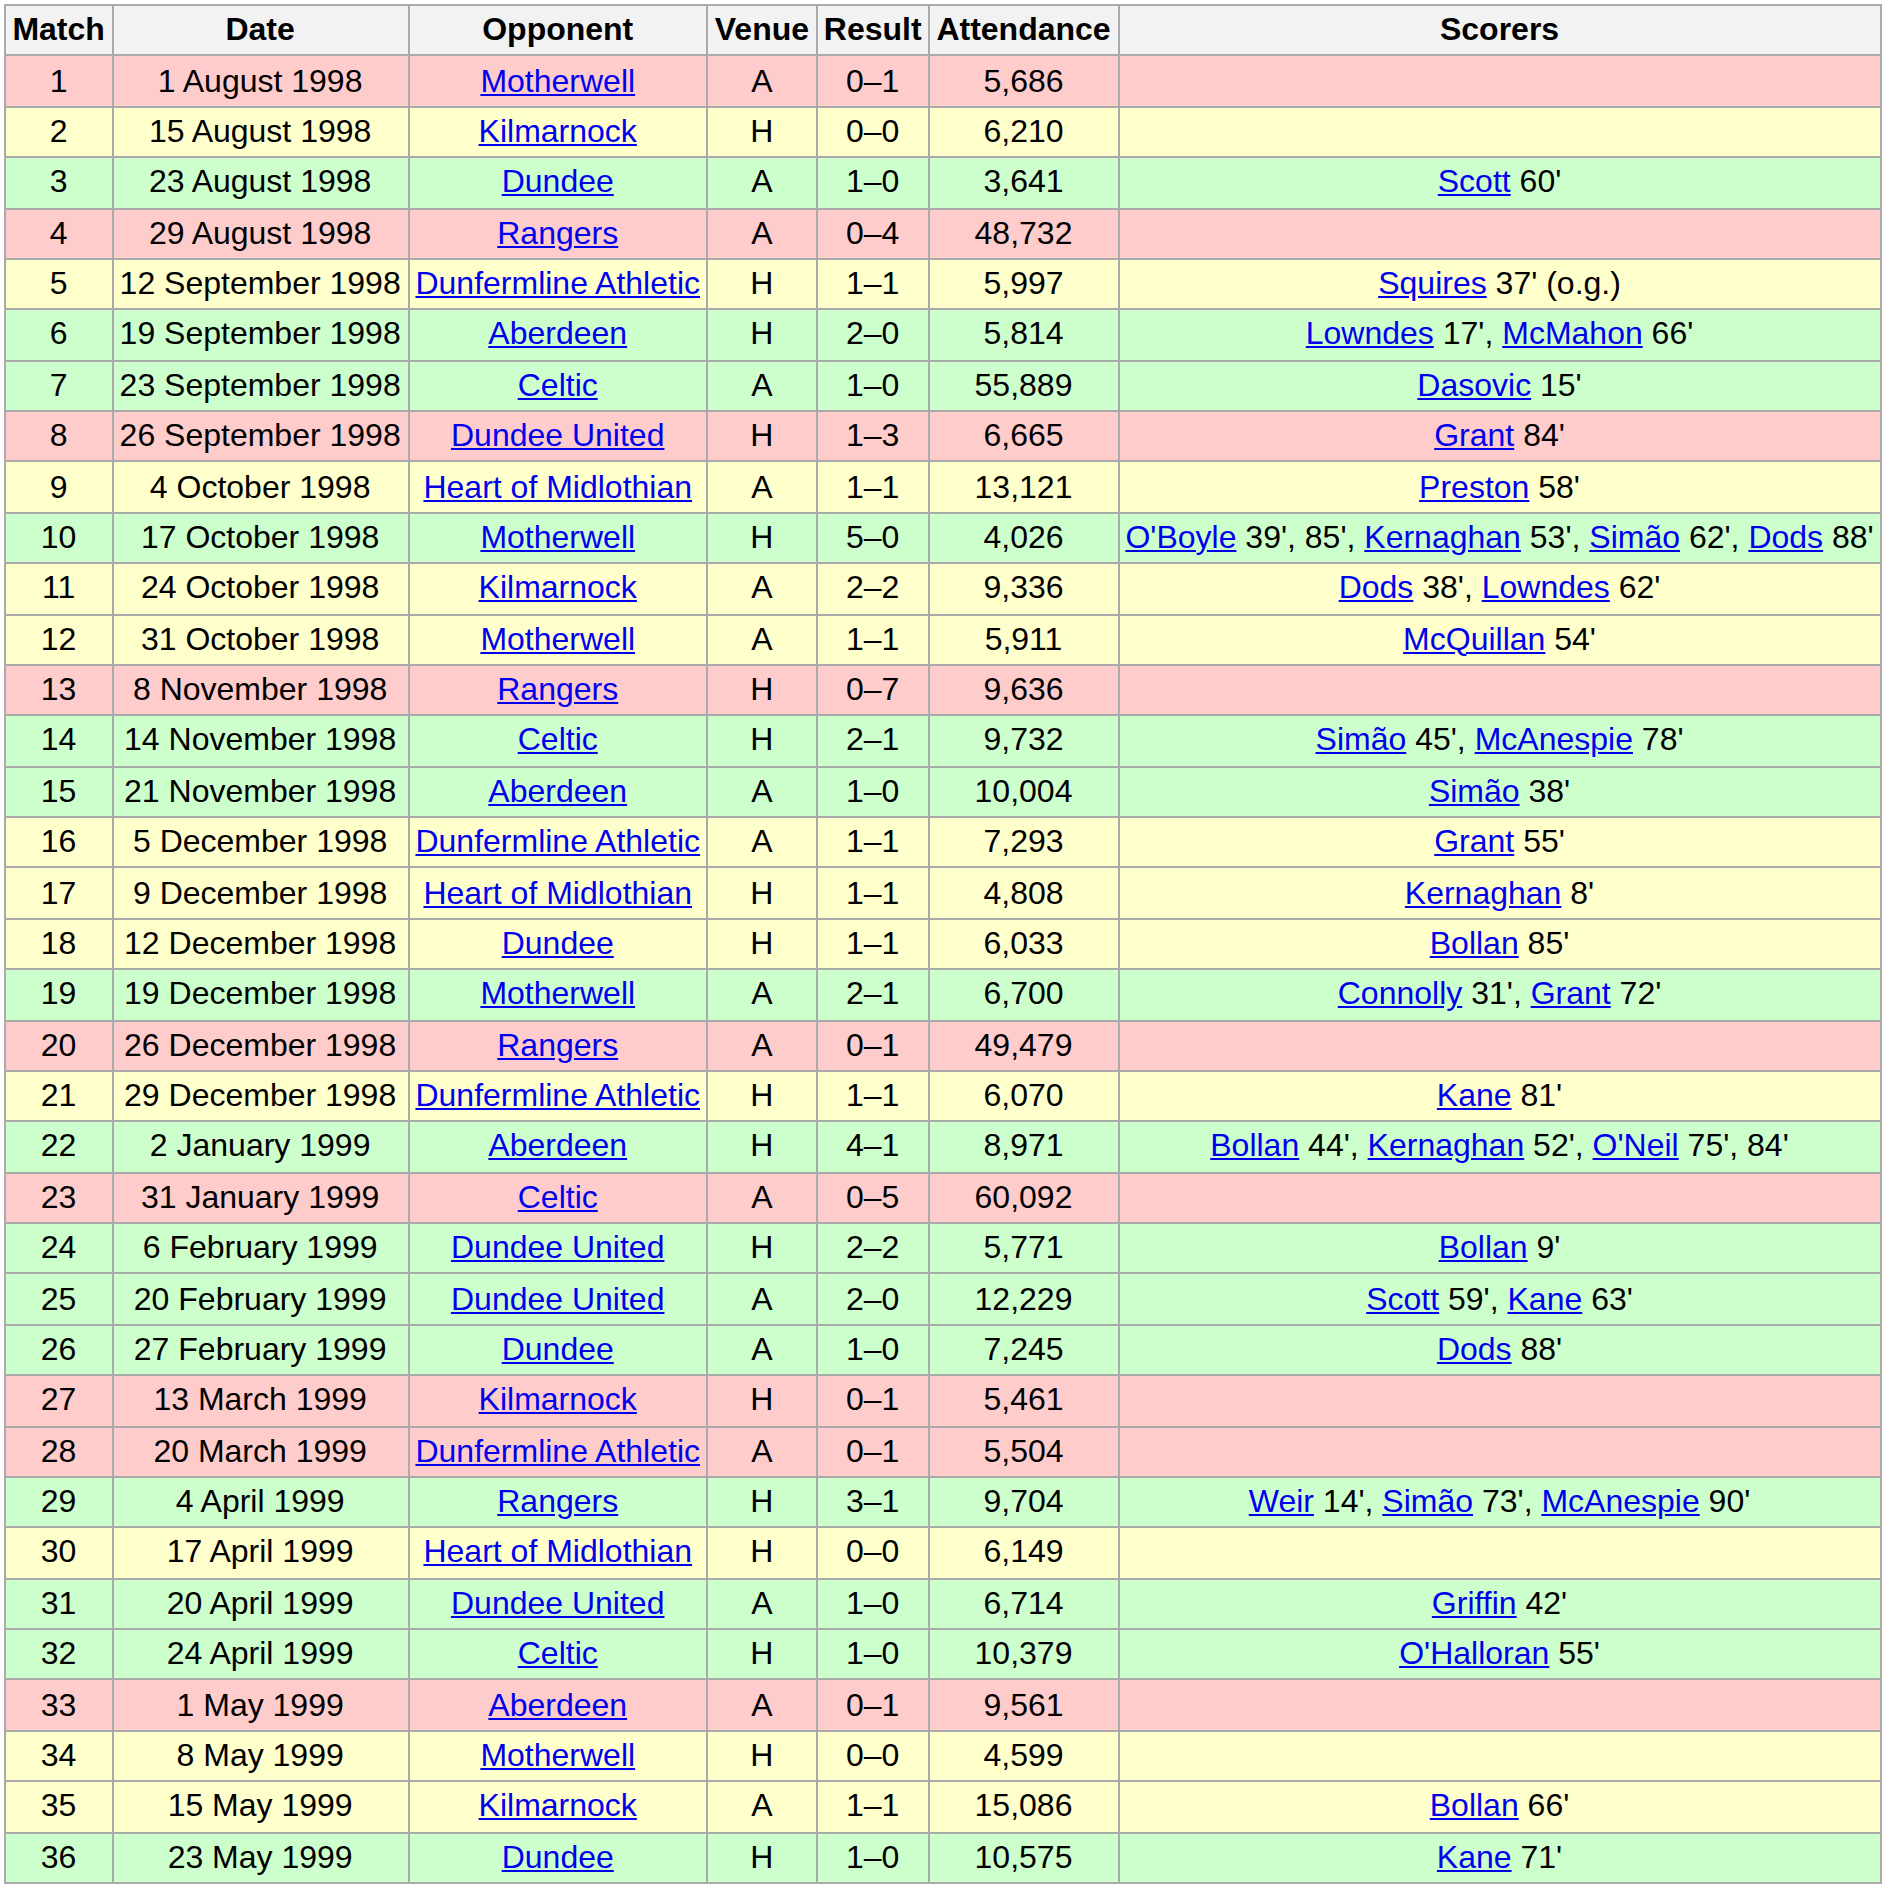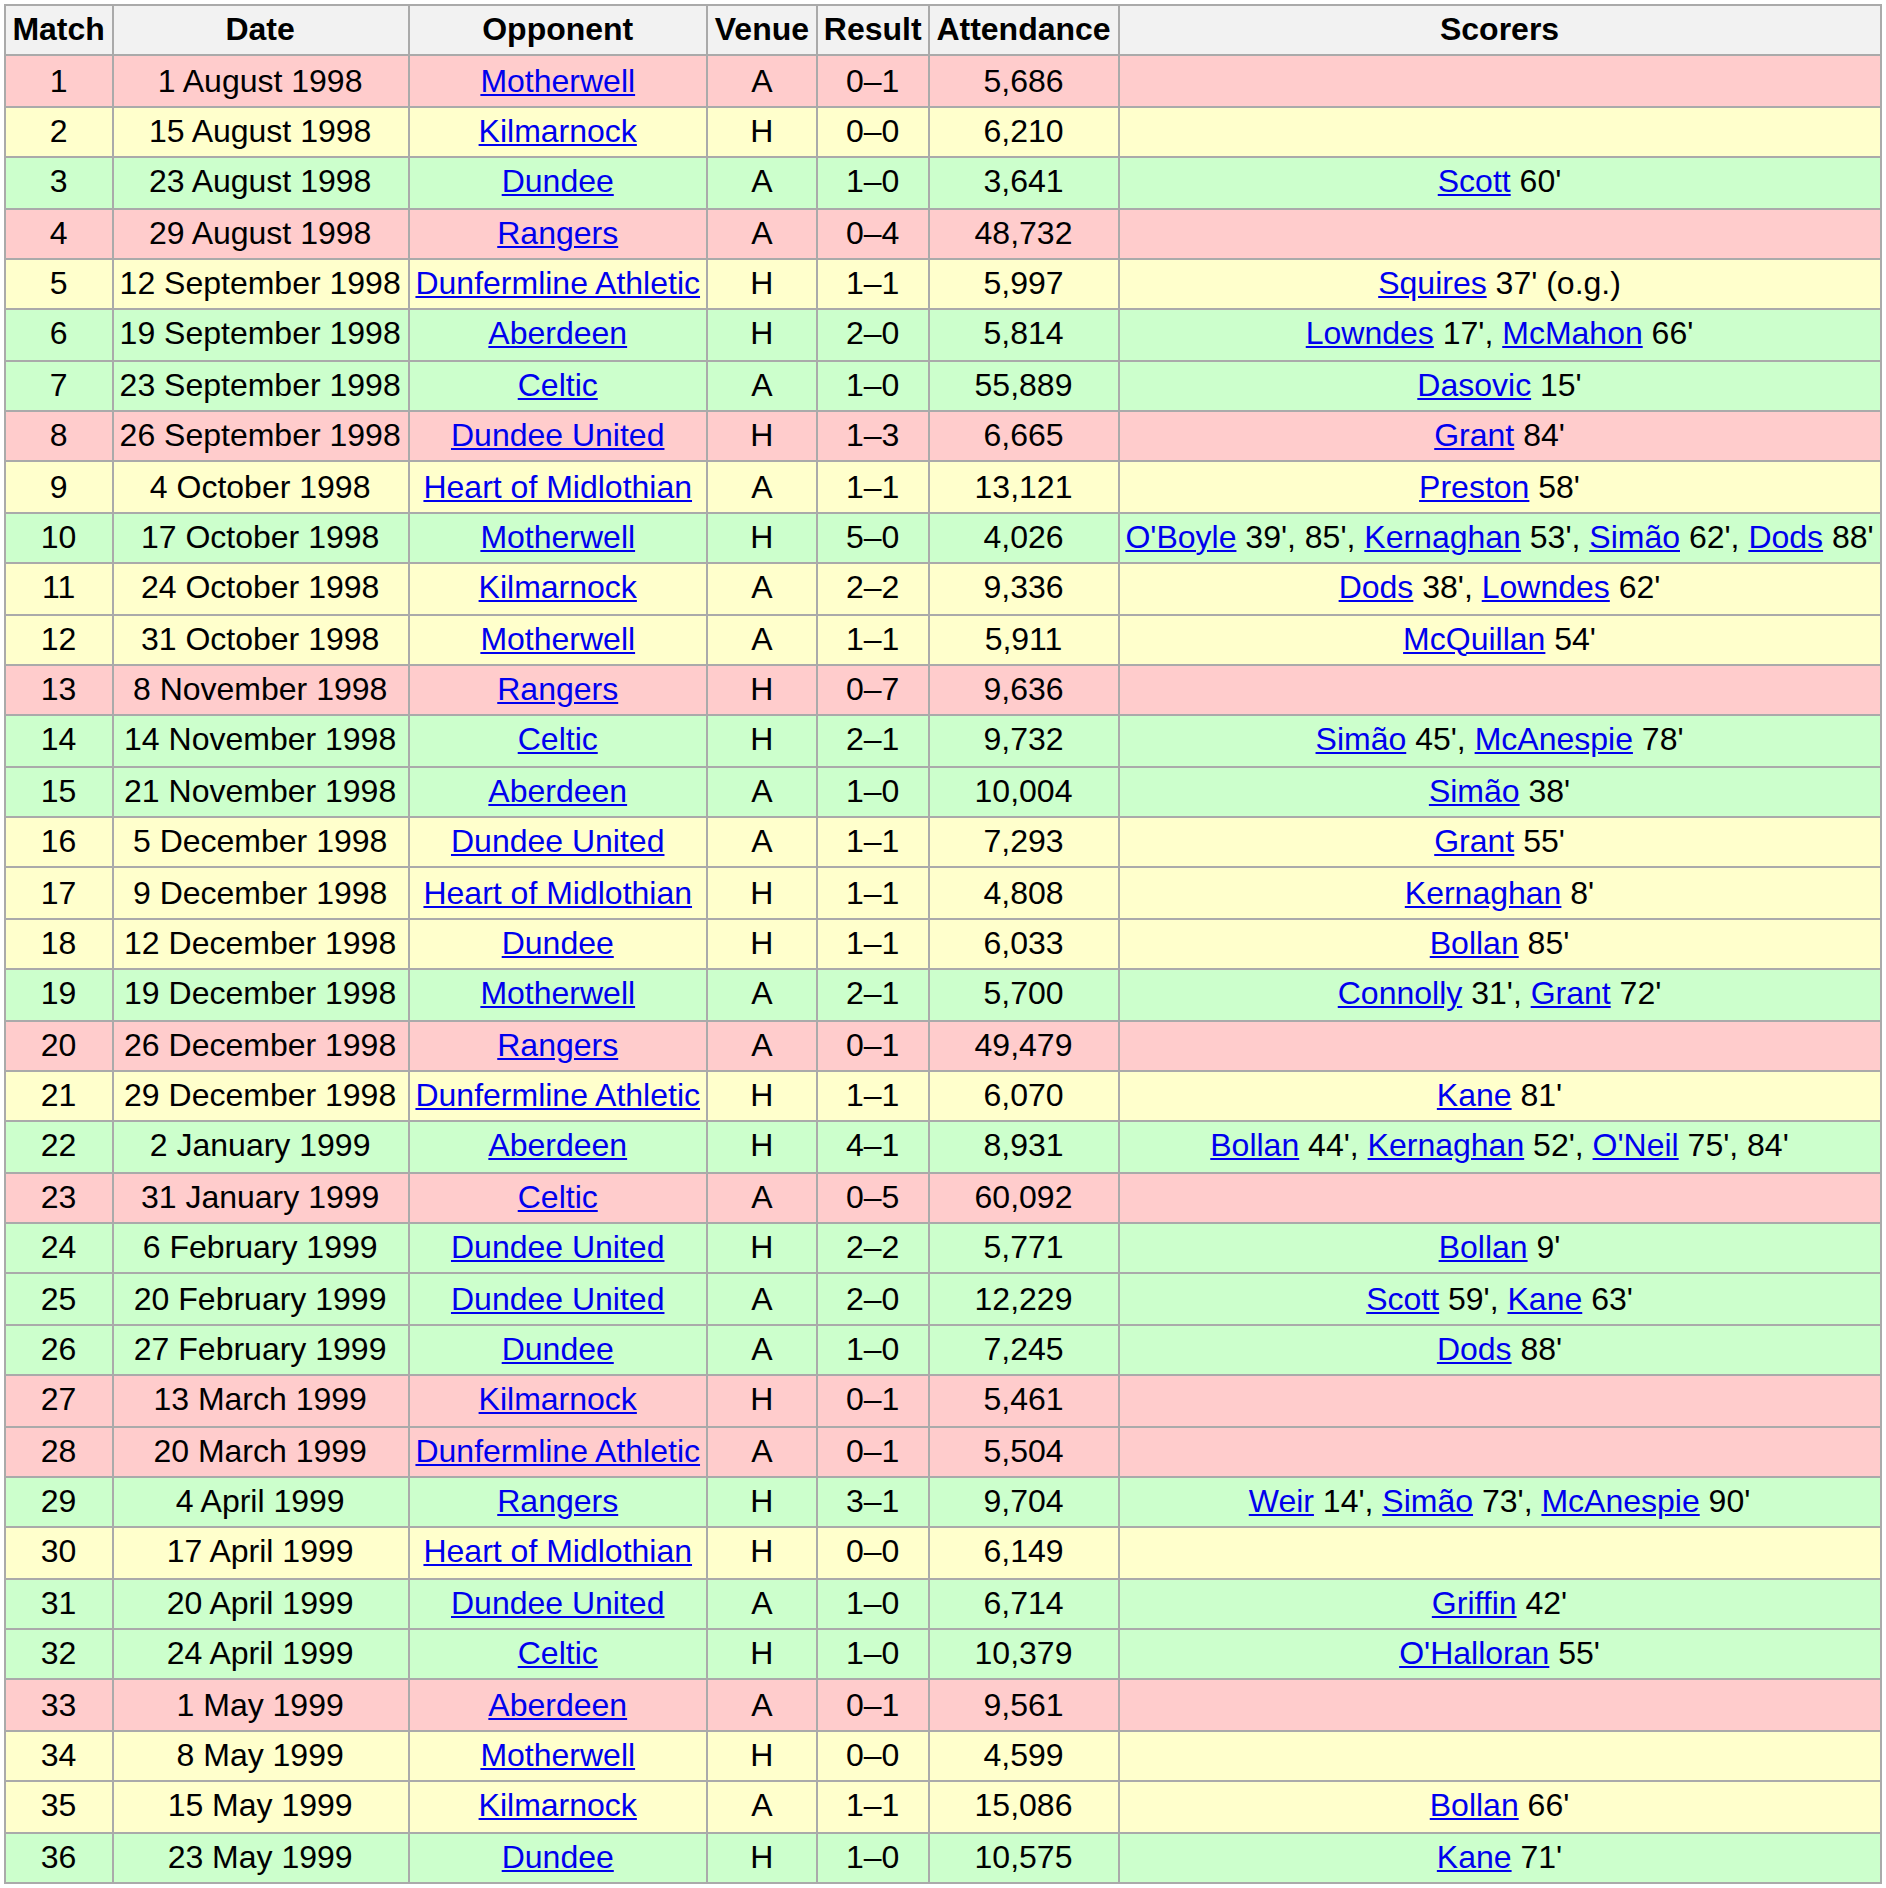(558, 841) Dunfermline Athletic -> (558, 841) Dundee United
(1023, 994) 6,700 -> (1023, 994) 5,700
(1023, 1146) 8,971 -> (1023, 1146) 8,931
